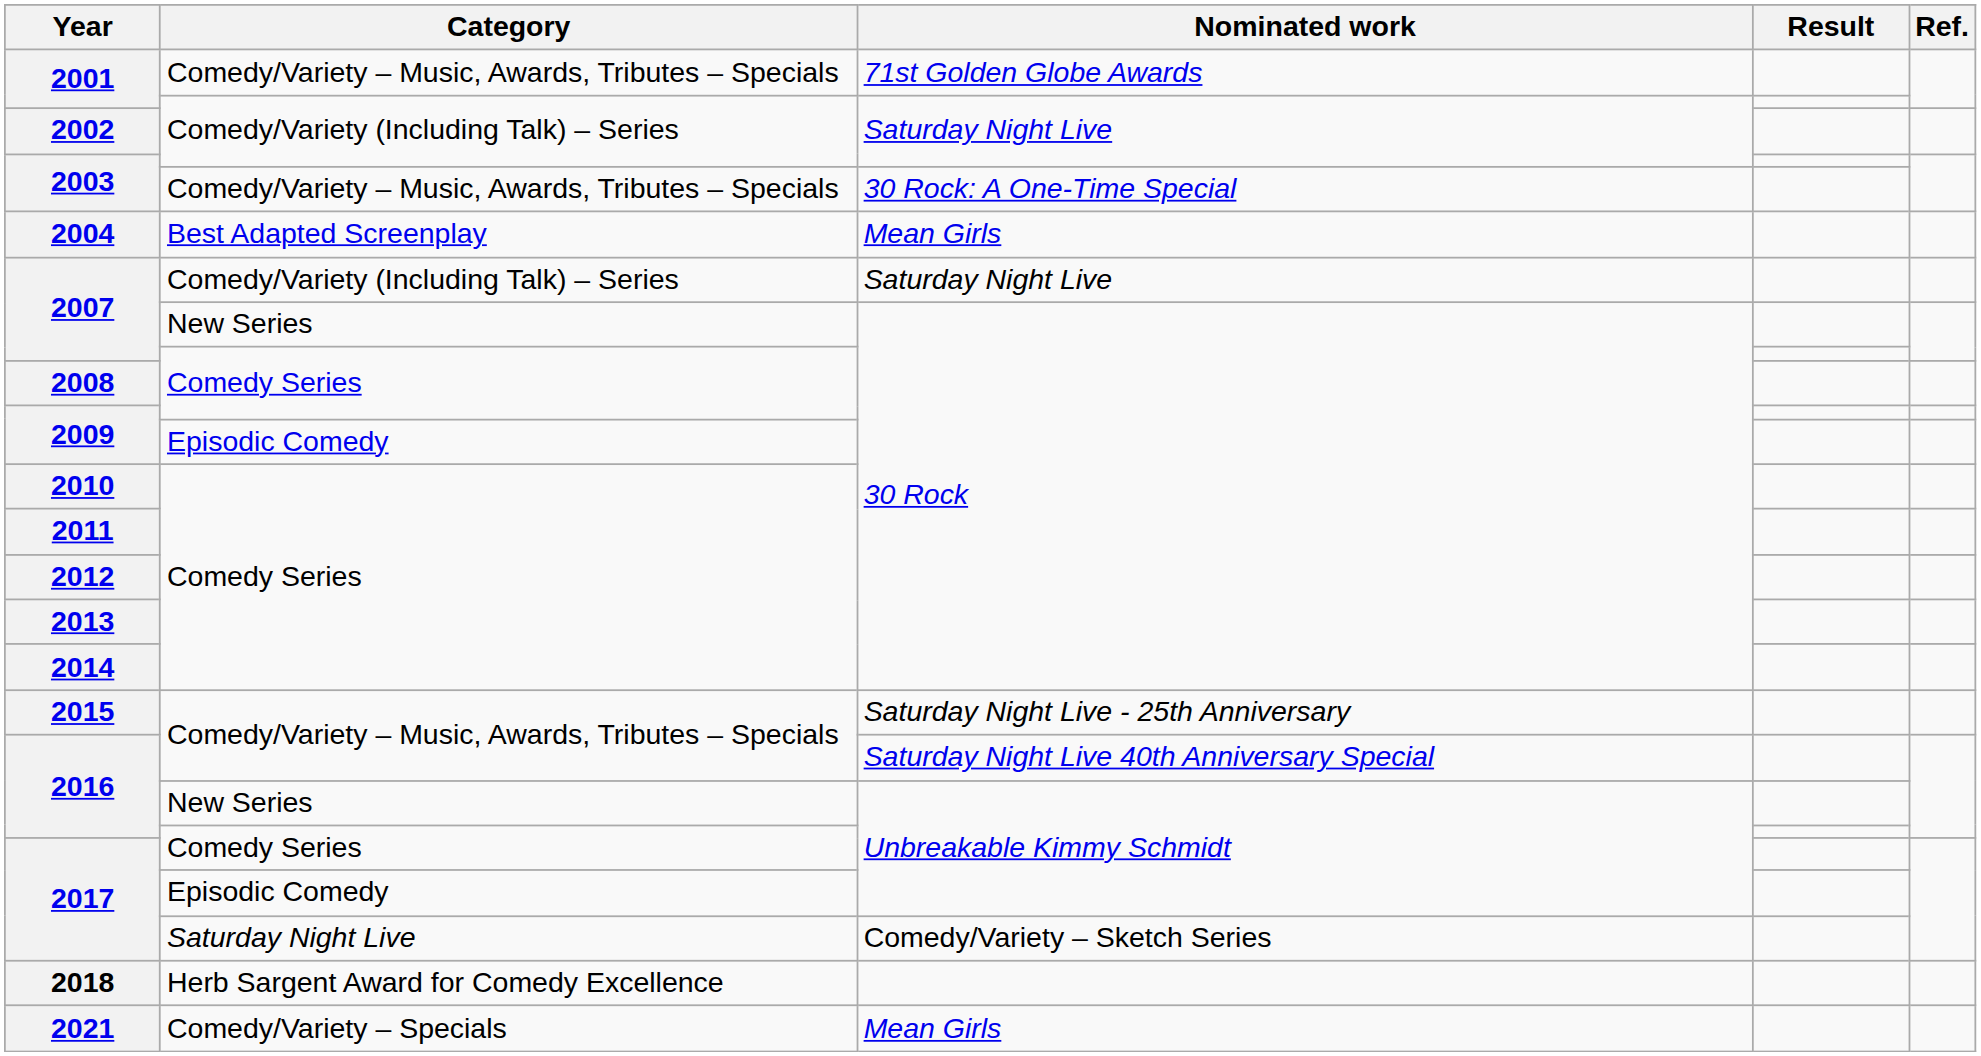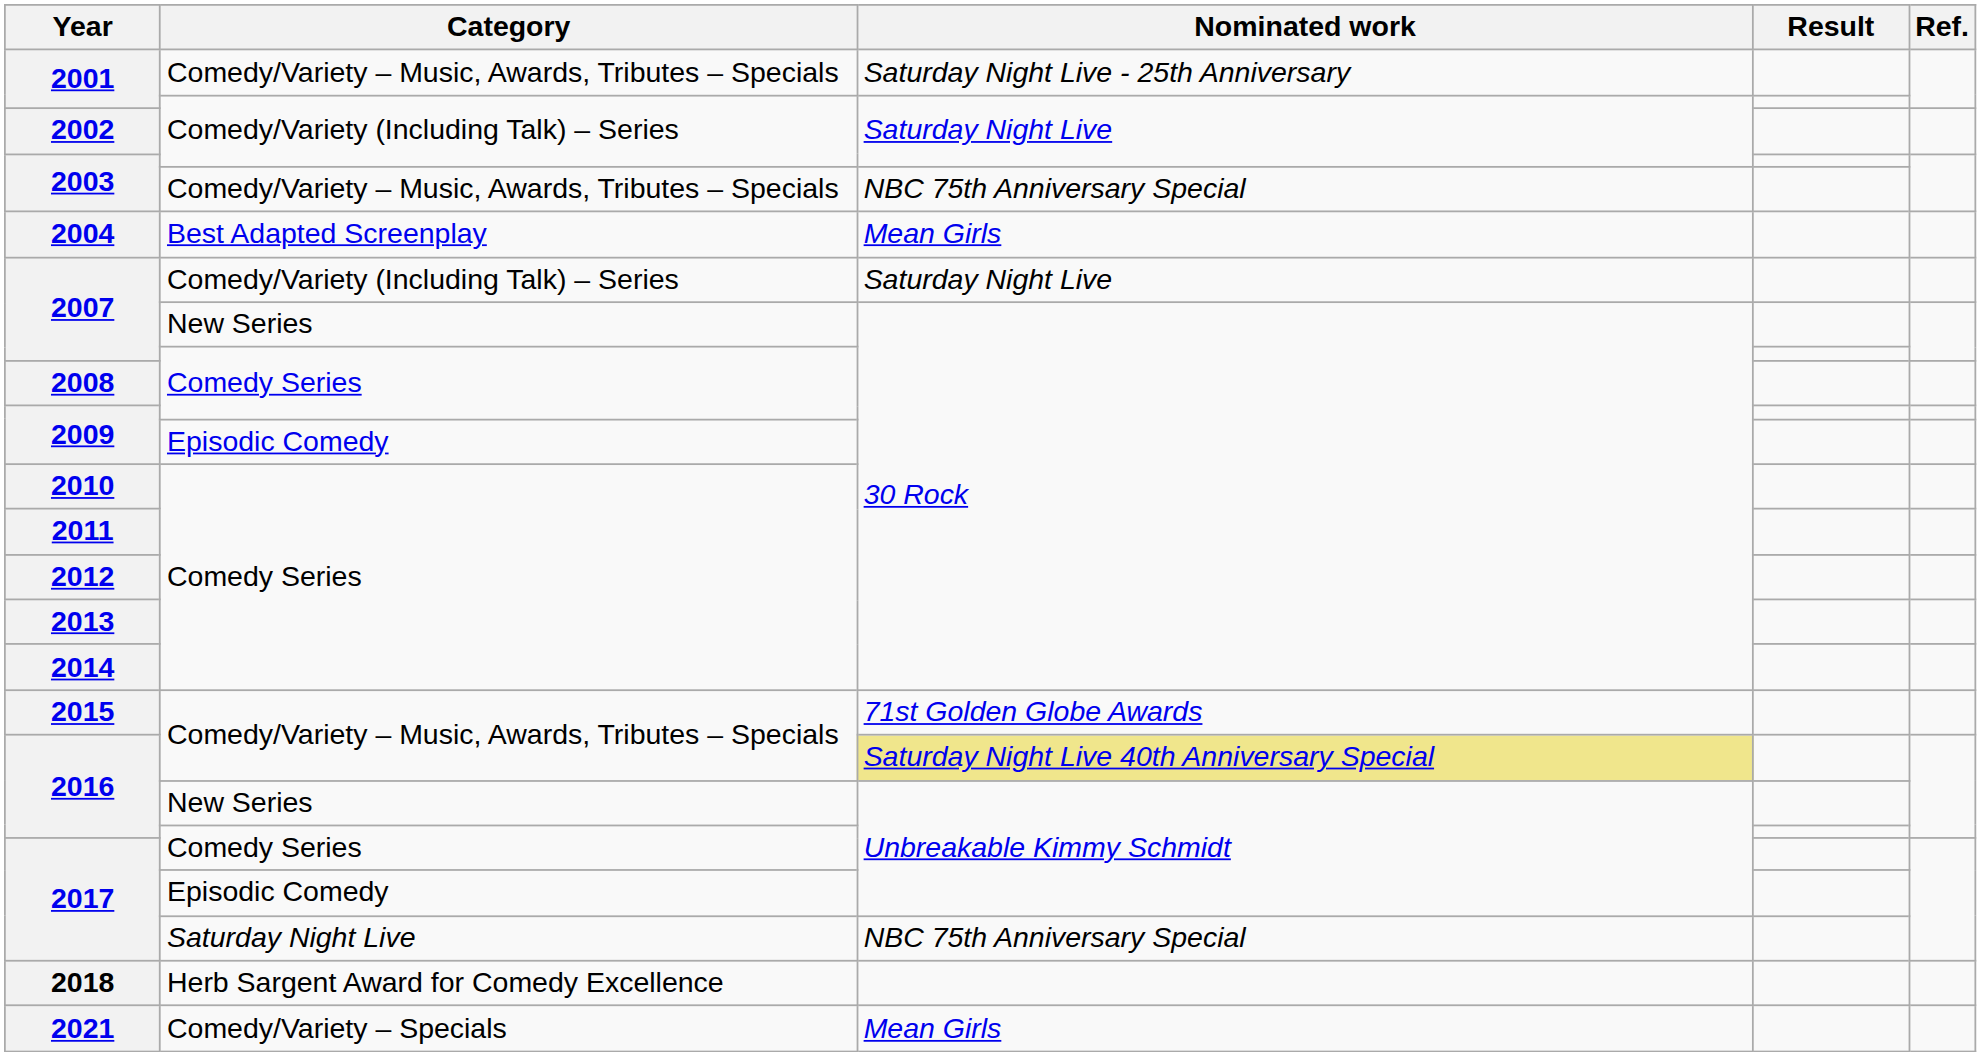(1033, 72) 71st Golden Globe Awards -> (1107, 72) Saturday Night Live - 25th Anniversary
(1050, 188) 30 Rock: A One-Time Special -> (1055, 188) NBC 75th Anniversary Special
(1107, 711) Saturday Night Live - 25th Anniversary -> (1033, 711) 71st Golden Globe Awards
(1149, 757) no background -> (1149, 757) khaki background
(1068, 937) Comedy/Variety – Sketch Series -> (1055, 937) NBC 75th Anniversary Special
